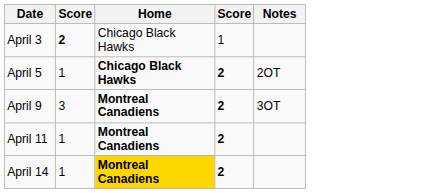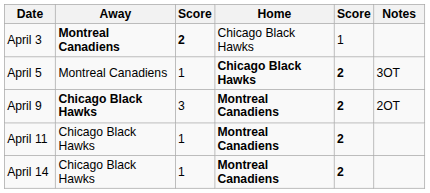+ column: (115, 14)
(269, 73) 2OT -> (388, 73) 3OT
(269, 106) 3OT -> (388, 106) 2OT
(129, 172) gold background -> (248, 172) no background
